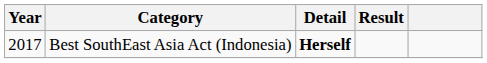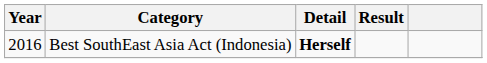(25, 44) 2017 -> (25, 44) 2016
